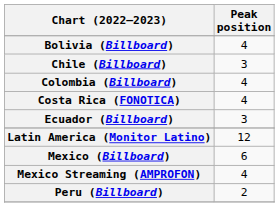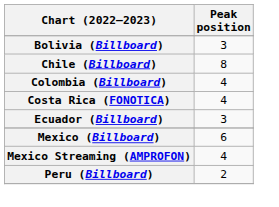(244, 45) 4 -> (224, 45) 3
(244, 64) 3 -> (224, 64) 8
- row: (109, 137)
